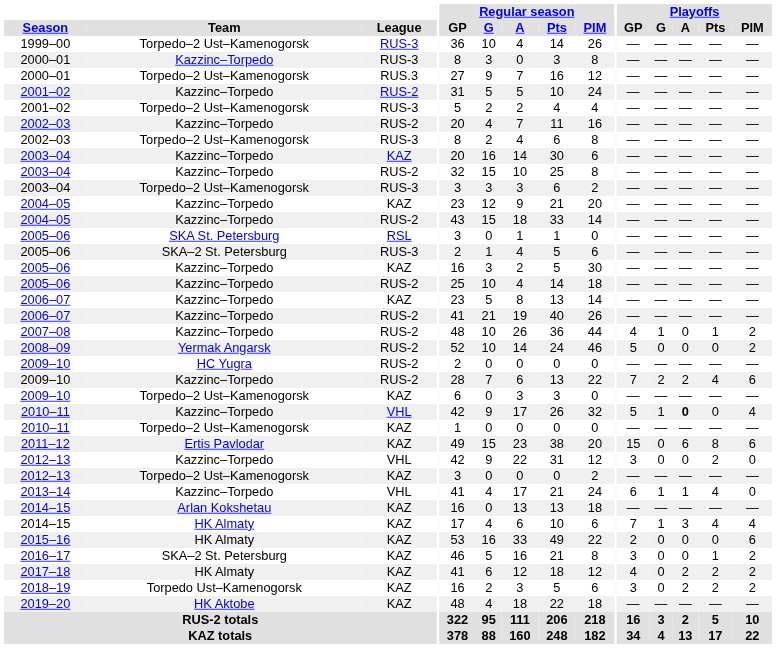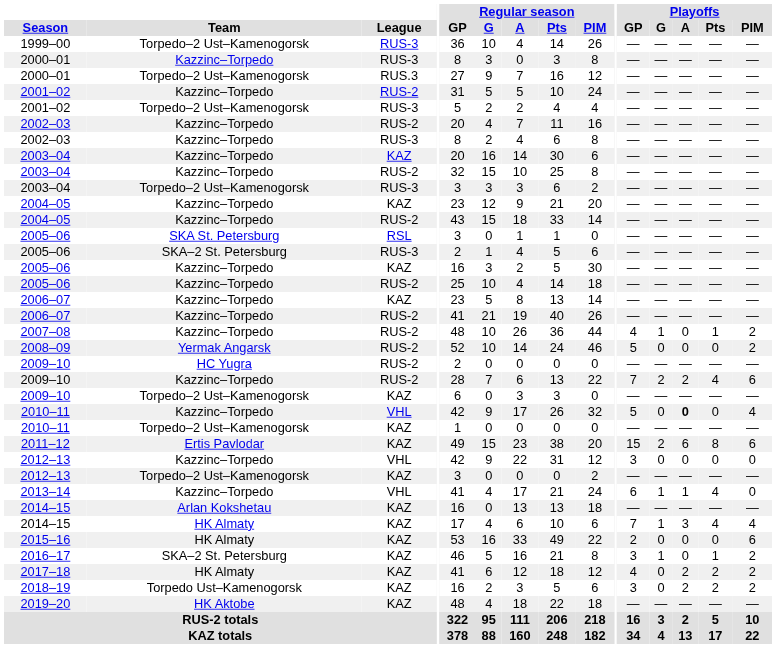(224, 140) Torpedo–2 Ust–Kamenogorsk -> (224, 140) Kazzinc–Torpedo
(661, 412) 1 -> (661, 412) 0
(661, 444) 0 -> (661, 444) 2
(715, 460) 2 -> (715, 460) 0
(661, 556) 0 -> (661, 556) 1
